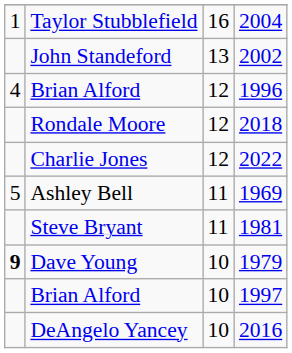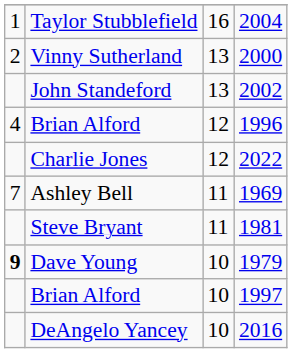+ row: (106, 55)
- row: (98, 124)
(15, 192) 5 -> (15, 192) 7
